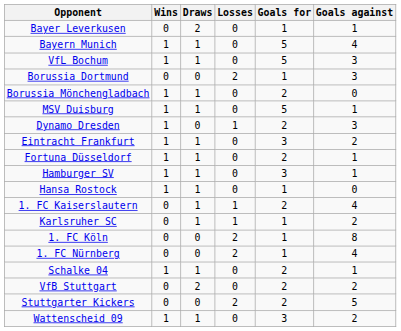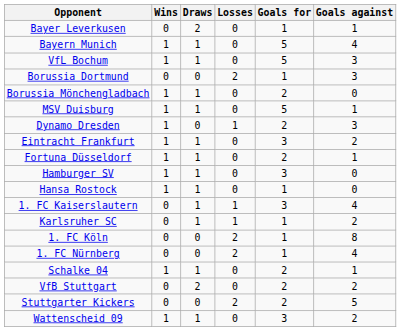(354, 173) 1 -> (354, 173) 0
(284, 206) 2 -> (284, 206) 3
